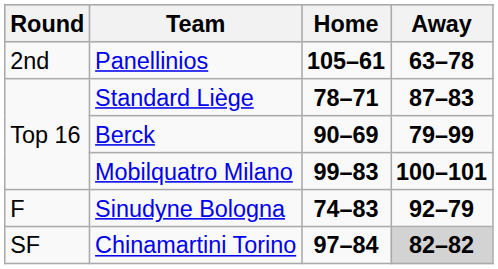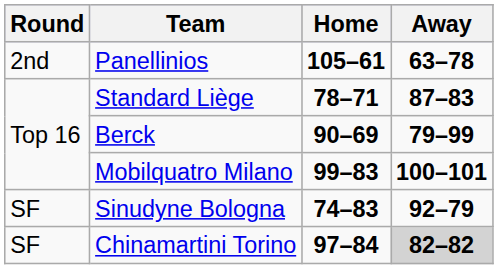(17, 209) F -> (25, 209) SF
